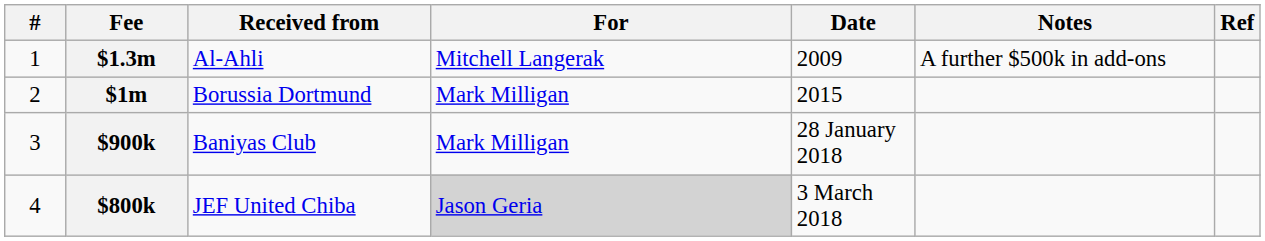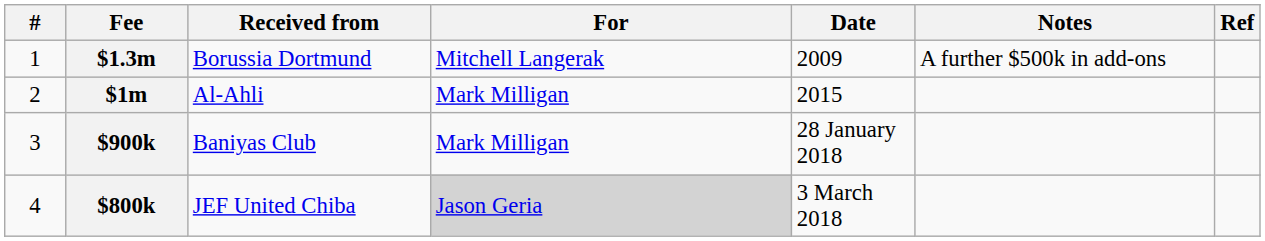(228, 58) Al-Ahli -> (282, 58) Borussia Dortmund
(282, 94) Borussia Dortmund -> (228, 94) Al-Ahli
